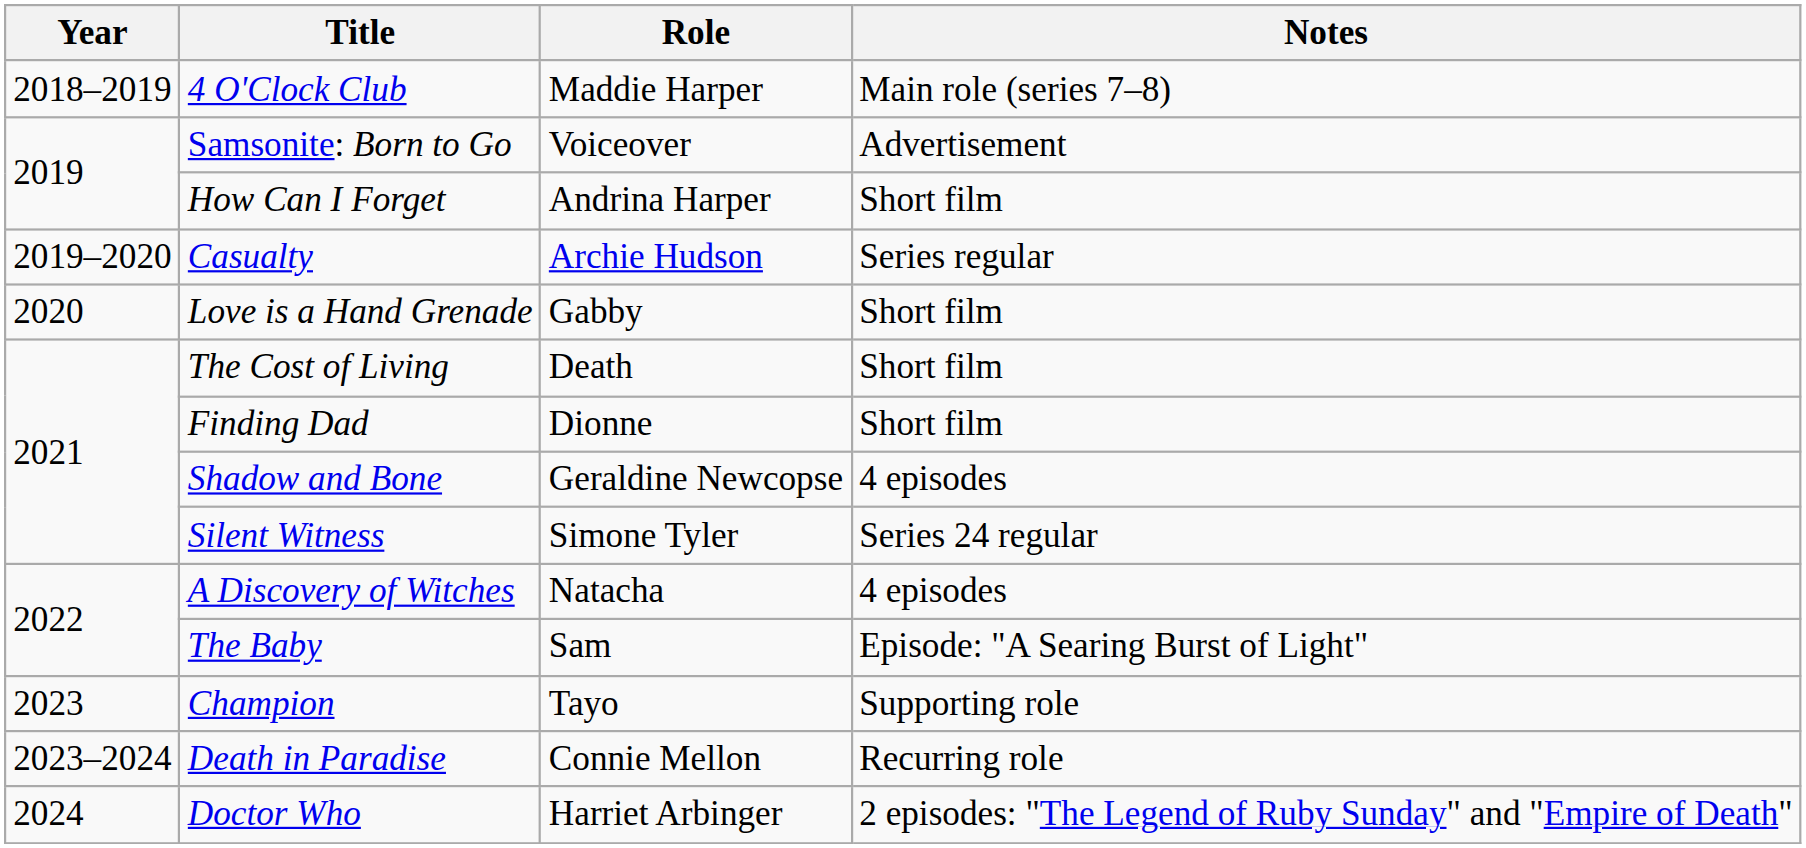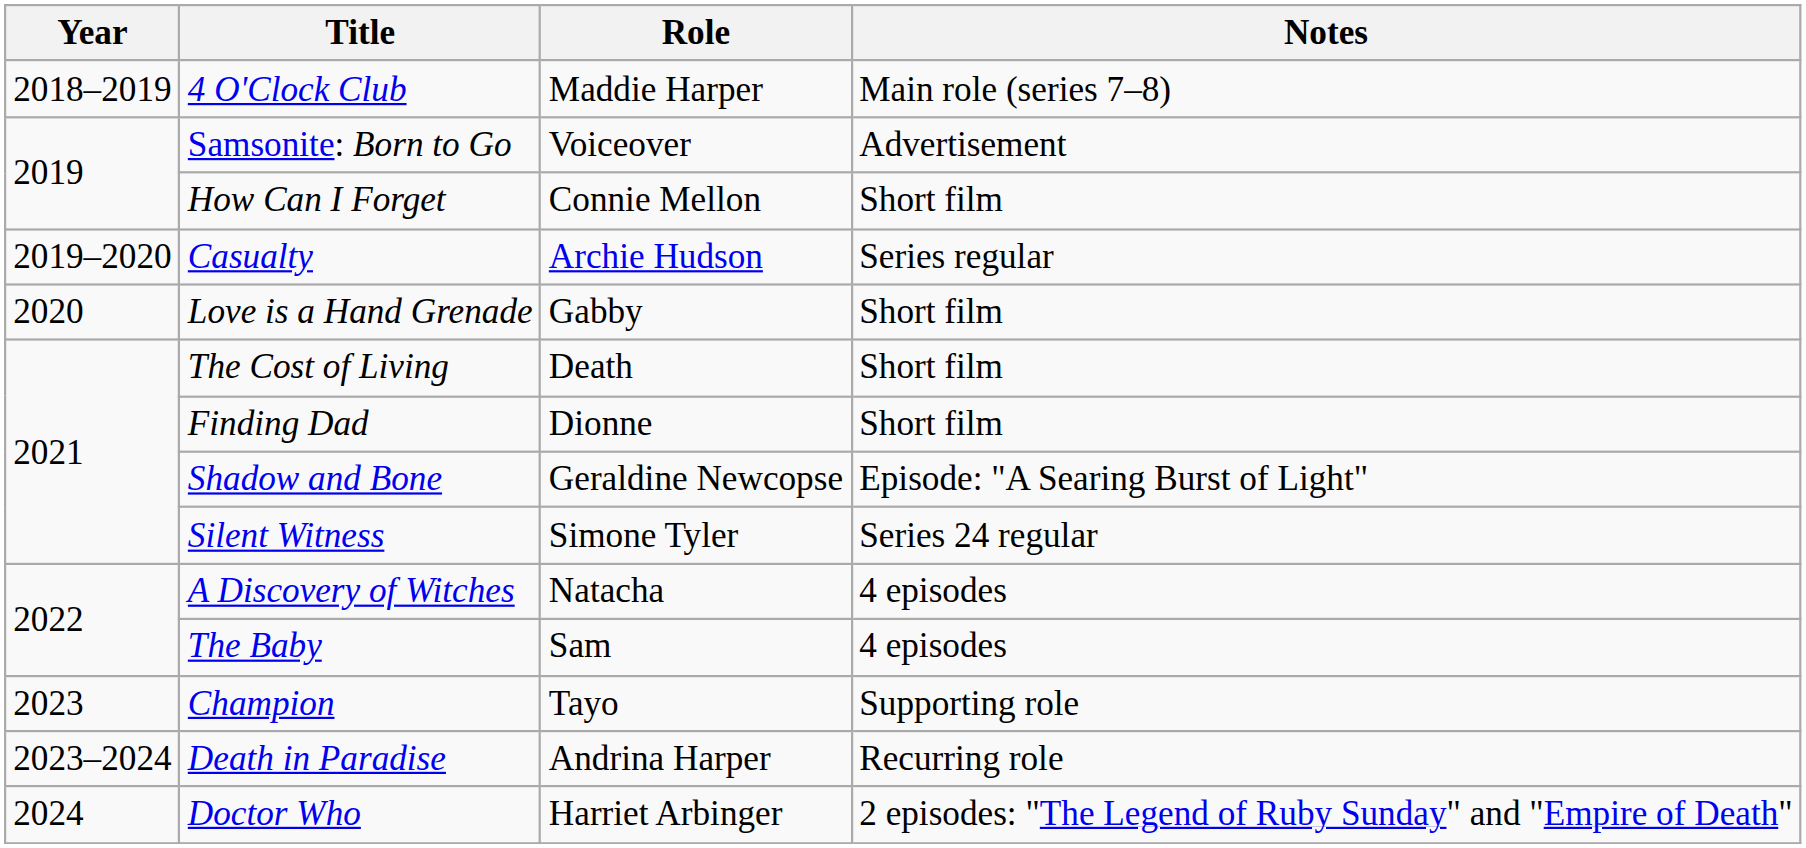(660, 199) Andrina Harper -> (655, 199) Connie Mellon
(933, 479) 4 episodes -> (1114, 479) Episode: "A Searing Burst of Light"
(1114, 646) Episode: "A Searing Burst of Light" -> (933, 646) 4 episodes
(655, 758) Connie Mellon -> (660, 758) Andrina Harper
